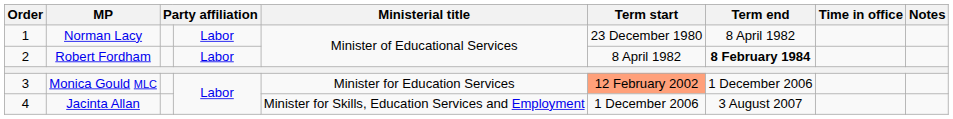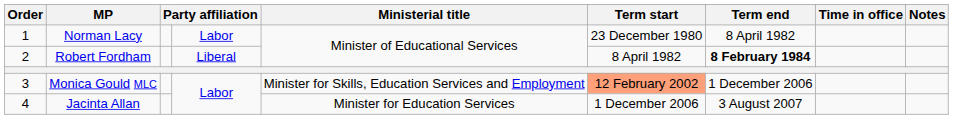(217, 56) Labor -> (216, 56) Liberal
(424, 83) Minister for Education Services -> (424, 83) Minister for Skills, Education Services and Employment
(424, 104) Minister for Skills, Education Services and Employment -> (424, 104) Minister for Education Services
